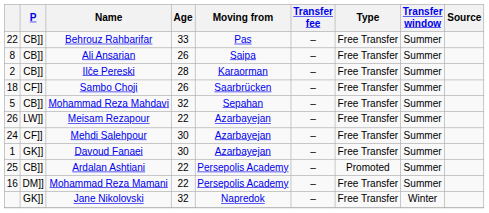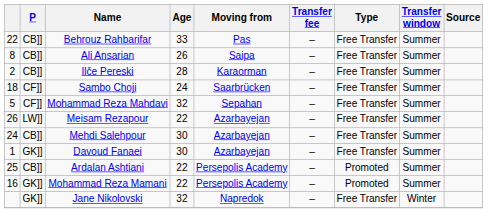(183, 87) 26 -> (182, 87) 24
(33, 103) CB]] -> (33, 103) CF]]
(33, 135) CF]] -> (33, 135) CB]]
(33, 183) DM]] -> (33, 183) GK]]
(368, 183) Free Transfer -> (367, 183) Promoted
